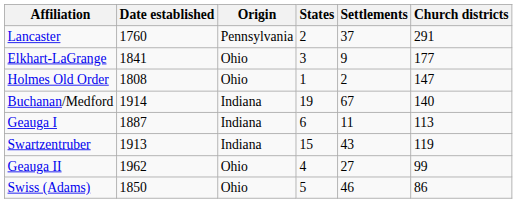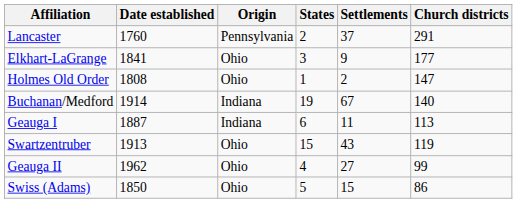(241, 144) Indiana -> (234, 144) Ohio
(347, 187) 46 -> (347, 187) 15
